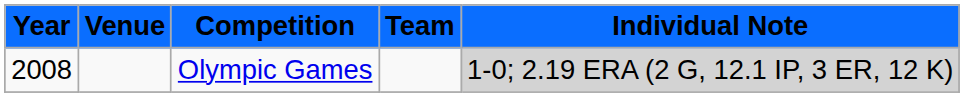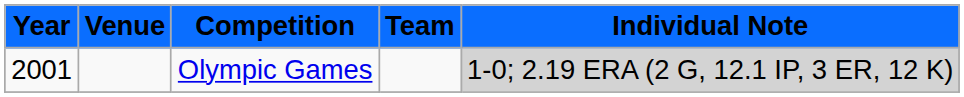(42, 69) 2008 -> (42, 69) 2001
